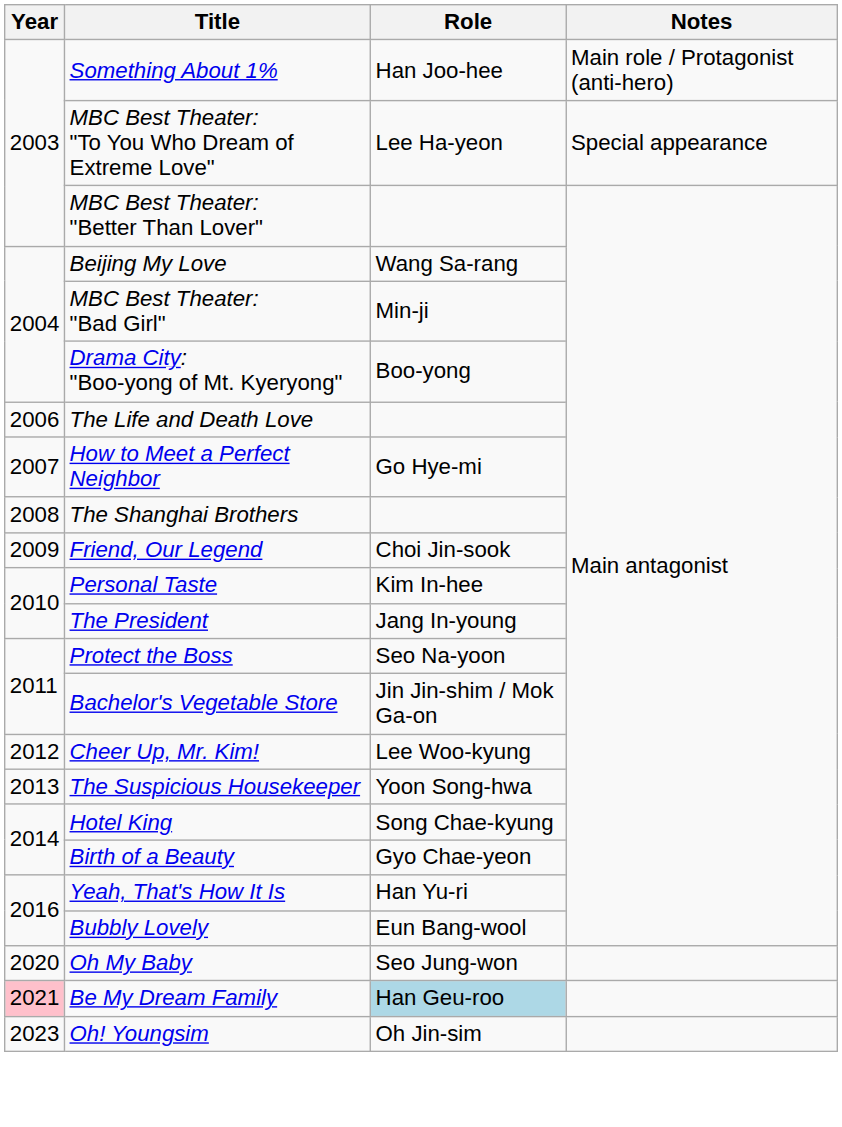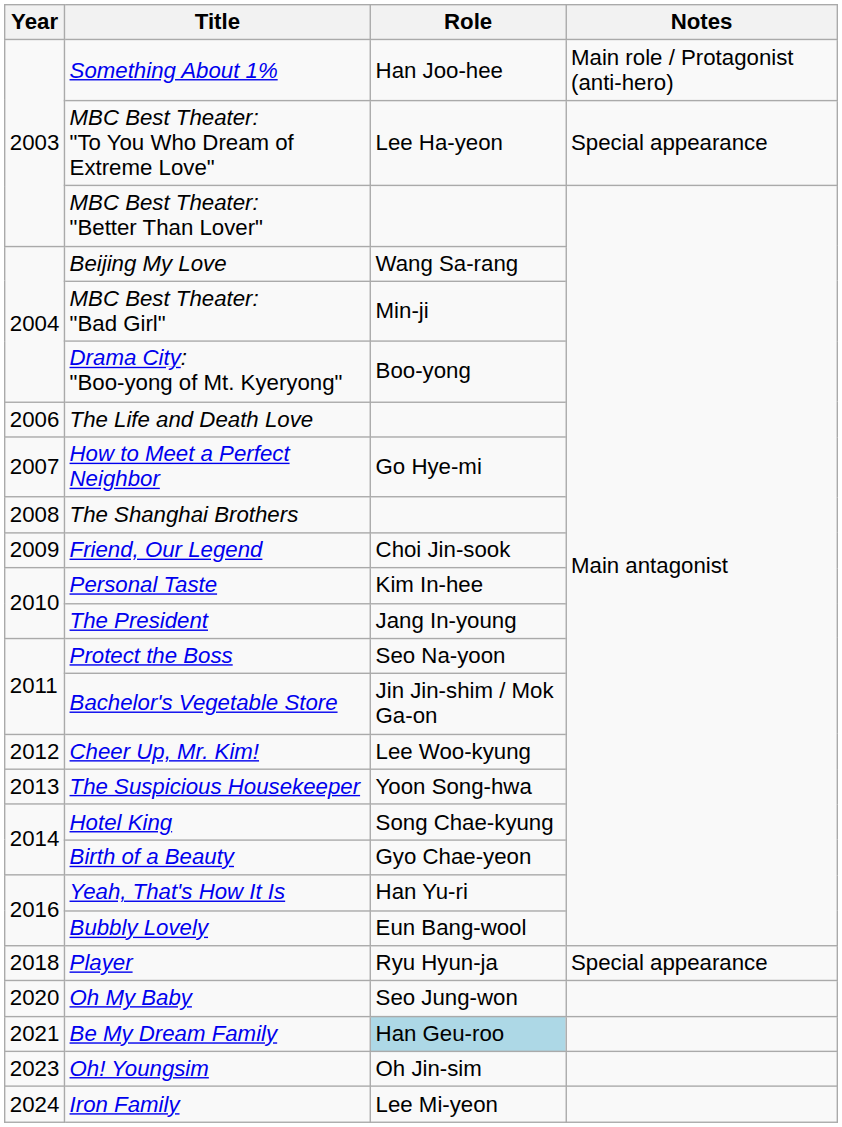+ row: (101, 962)
(35, 998) pink background -> (35, 1033) no background
+ row: (125, 1104)
